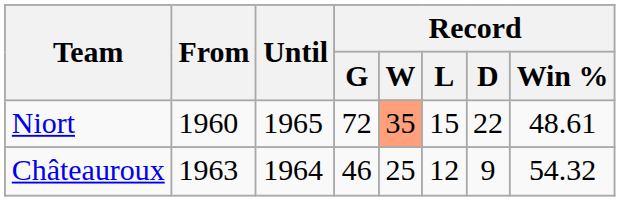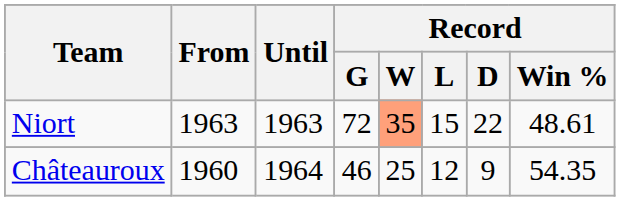(208, 123) 1960 -> (208, 123) 1963
(293, 123) 1965 -> (293, 123) 1963
(208, 170) 1963 -> (208, 170) 1960
(563, 170) 54.32 -> (563, 170) 54.35
